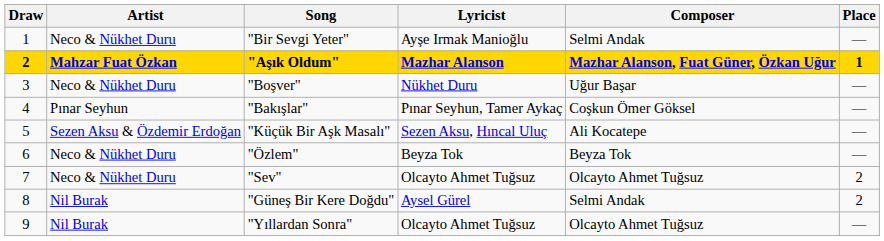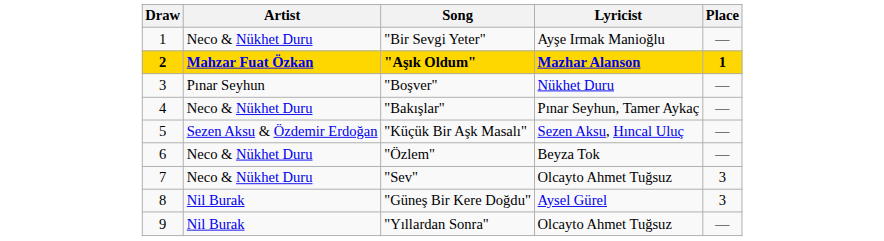- column: (702, 16)
(113, 85) Neco & Nükhet Duru -> (226, 85) Pınar Seyhun
(89, 108) Pınar Seyhun -> (250, 108) Neco & Nükhet Duru
(859, 177) 2 -> (722, 177) 3
(859, 200) 2 -> (722, 200) 3
